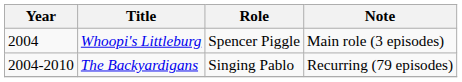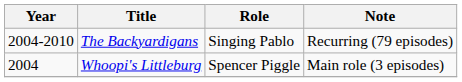rows swapped: (141, 40) <-> (139, 64)
